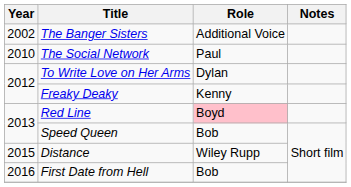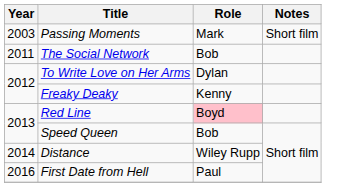- row: (94, 34)
+ row: (90, 34)
(21, 53) 2010 -> (21, 53) 2011
(209, 53) Paul -> (207, 53) Bob
(21, 152) 2015 -> (21, 152) 2014
(207, 172) Bob -> (209, 172) Paul
